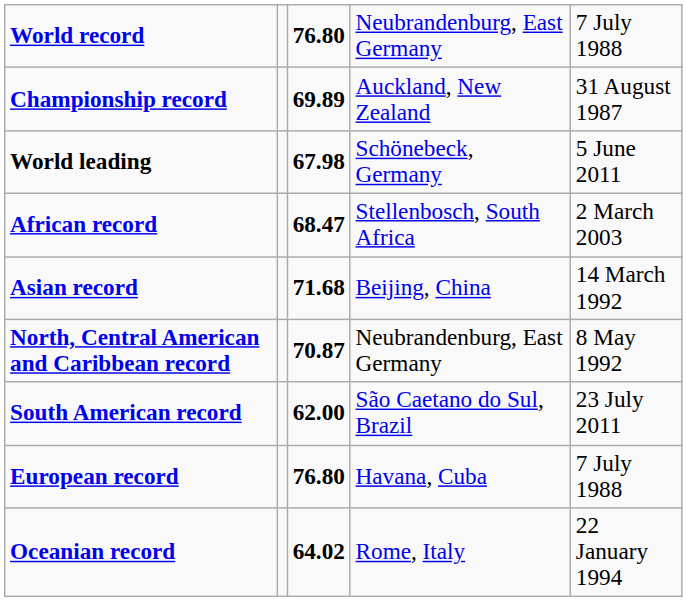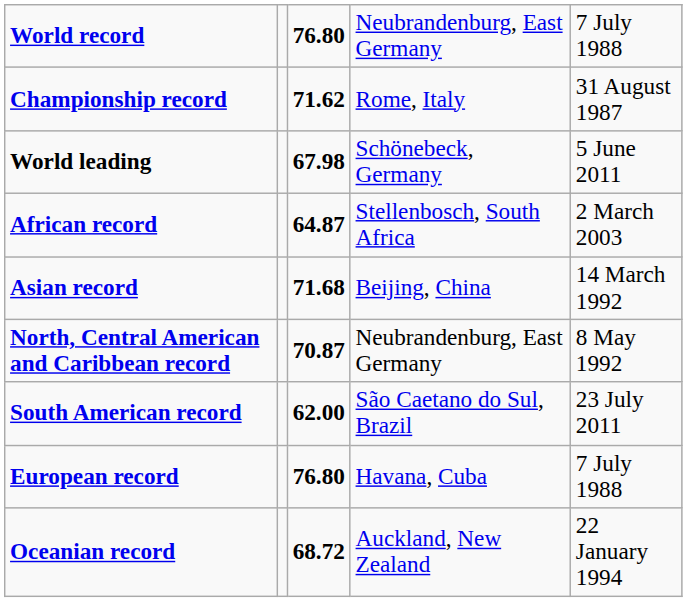(319, 98) 69.89 -> (319, 98) 71.62
(428, 98) Auckland, New Zealand -> (410, 98) Rome, Italy
(319, 224) 68.47 -> (319, 224) 64.87
(319, 552) 64.02 -> (319, 552) 68.72
(410, 552) Rome, Italy -> (428, 552) Auckland, New Zealand
